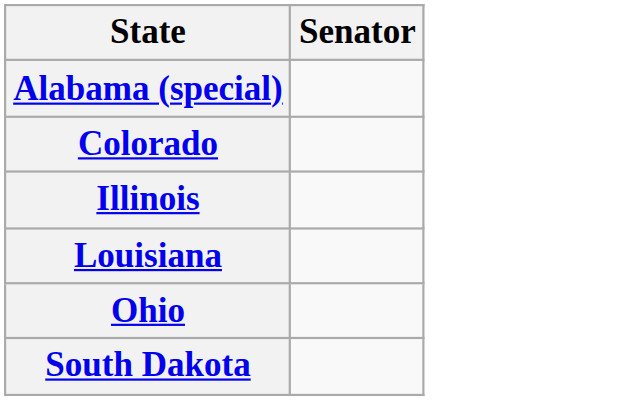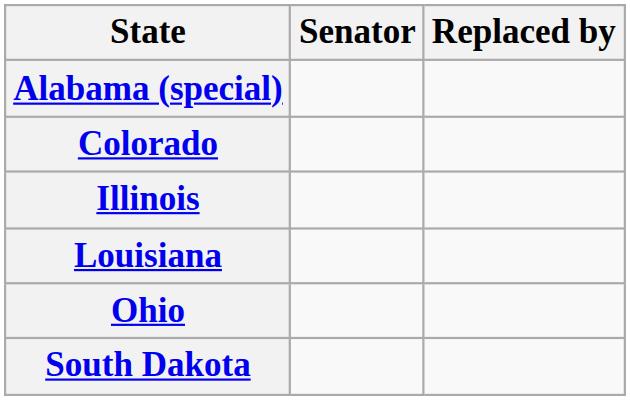+ column: (524, 32)
